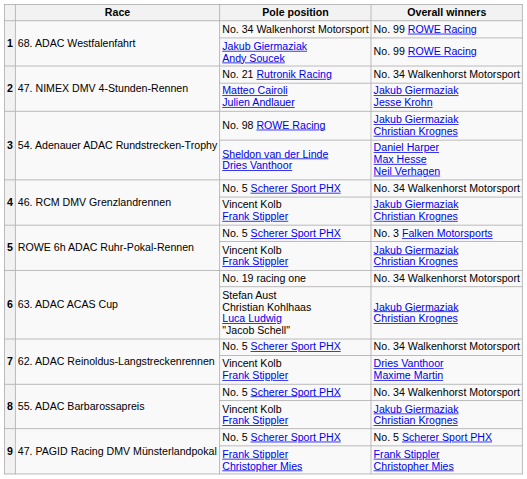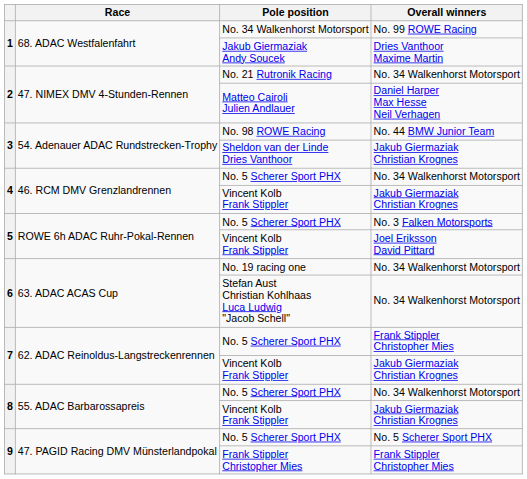(425, 52) No. 99 ROWE Racing -> (409, 52) Dries Vanthoor Maxime Martin
(416, 97) Jakub Giermaziak Jesse Krohn -> (407, 103) Daniel Harper Max Hesse Neil Verhagen
(416, 125) Jakub Giermaziak Christian Krognes -> (434, 131) No. 44 BMW Junior Team
(407, 159) Daniel Harper Max Hesse Neil Verhagen -> (416, 154) Jakub Giermaziak Christian Krognes
(416, 256) Jakub Giermaziak Christian Krognes -> (405, 244) Joel Eriksson David Pittard
(416, 312) Jakub Giermaziak Christian Krognes -> (447, 301) No. 34 Walkenhorst Motorsport
(447, 347) No. 34 Walkenhorst Motorsport -> (414, 341) Frank Stippler Christopher Mies
(409, 369) Dries Vanthoor Maxime Martin -> (416, 369) Jakub Giermaziak Christian Krognes
